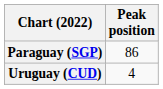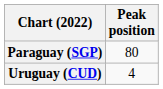(132, 52) 86 -> (132, 52) 80
